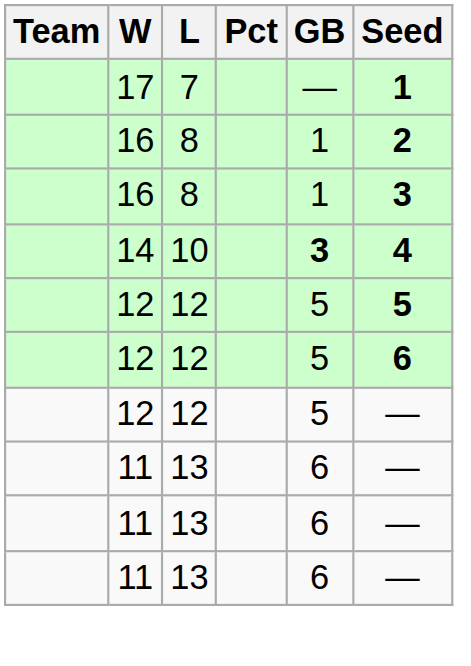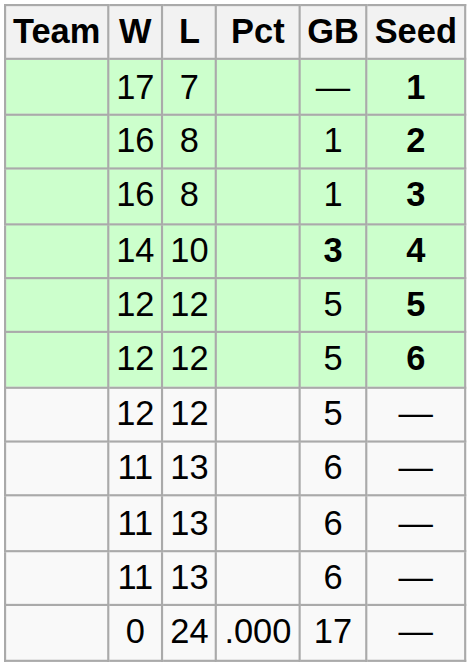+ row: (135, 631)
